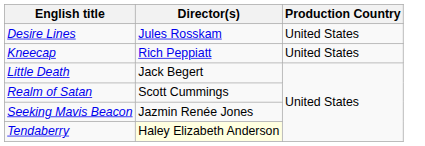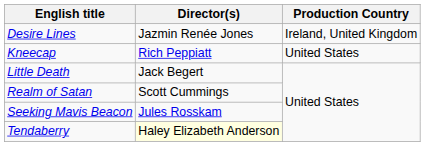(180, 33) Jules Rosskam -> (196, 33) Jazmin Renée Jones
(322, 33) United States -> (351, 33) Ireland, United Kingdom
(196, 111) Jazmin Renée Jones -> (180, 111) Jules Rosskam
